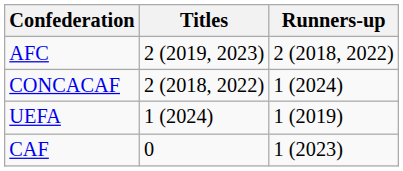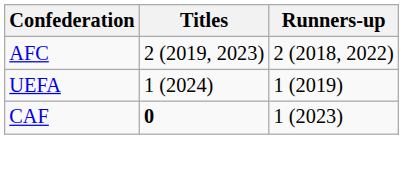- row: (65, 85)
(149, 149) normal -> (149, 117) bold
